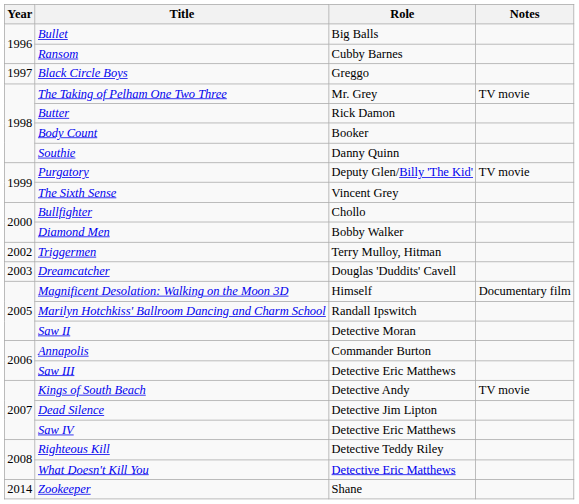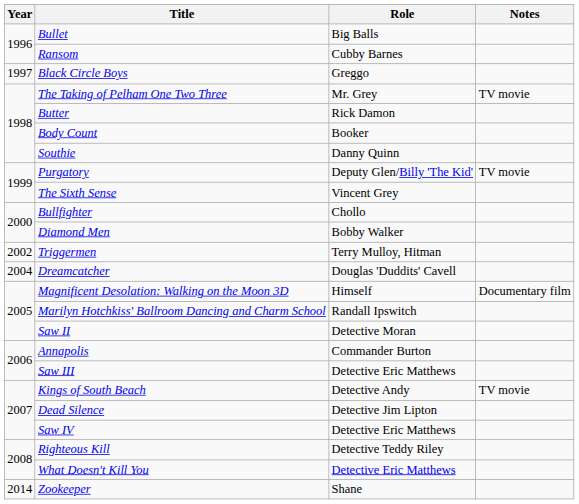(20, 271) 2003 -> (20, 271) 2004
